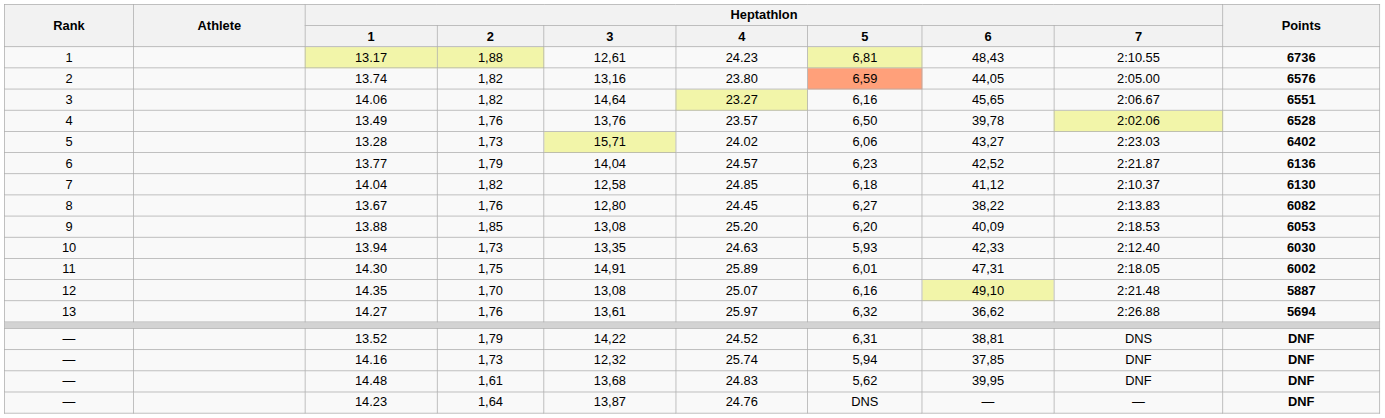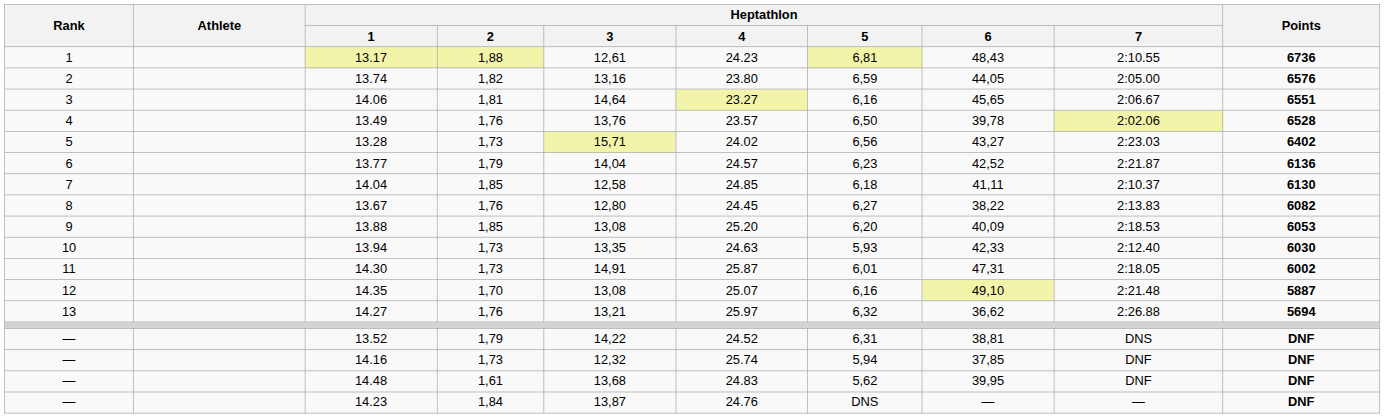(865, 78) lightsalmon background -> (865, 78) no background
(490, 99) 1,82 -> (490, 99) 1,81
(865, 141) 6,06 -> (865, 141) 6,56
(490, 184) 1,82 -> (490, 184) 1,85
(988, 184) 41,12 -> (988, 184) 41,11
(490, 269) 1,75 -> (490, 269) 1,73
(742, 269) 25.89 -> (742, 269) 25.87
(610, 311) 13,61 -> (610, 311) 13,21
(490, 402) 1,64 -> (490, 402) 1,84
